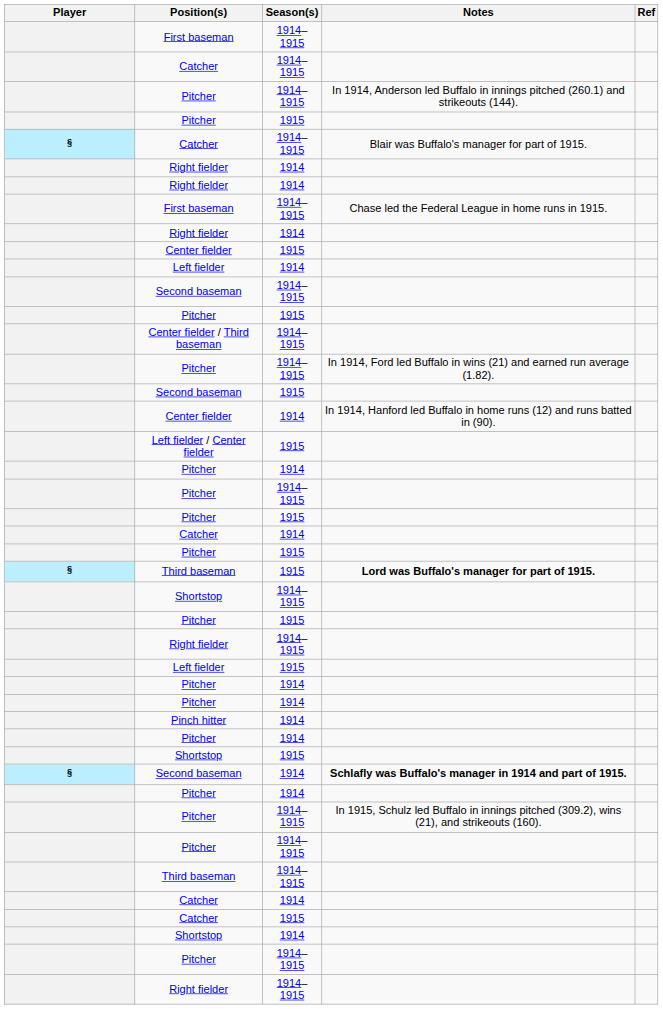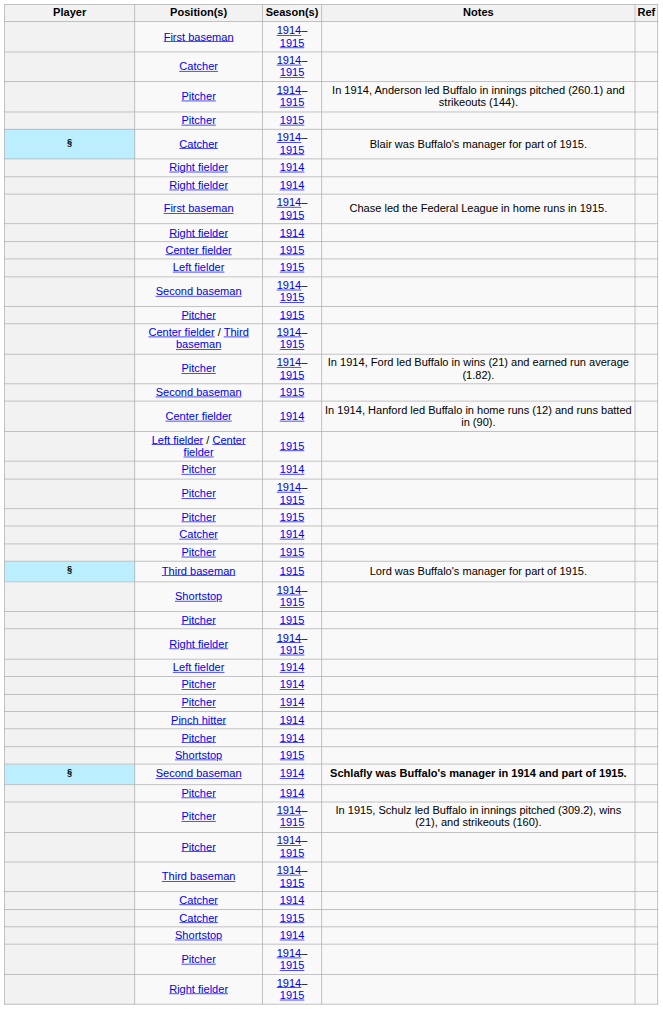rows swapped: (199, 267) <-> (199, 667)
(478, 571) bold -> (478, 571) normal
